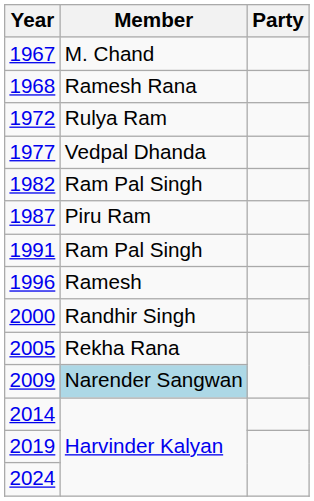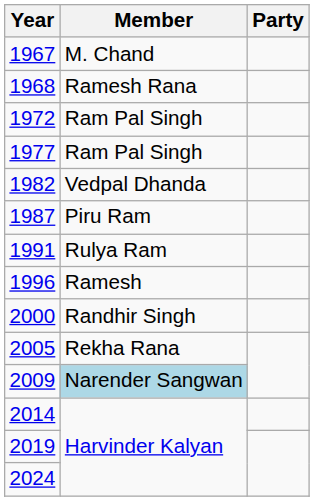(116, 119) Rulya Ram -> (134, 119) Ram Pal Singh
(135, 151) Vedpal Dhanda -> (134, 151) Ram Pal Singh
(134, 184) Ram Pal Singh -> (135, 184) Vedpal Dhanda
(134, 250) Ram Pal Singh -> (116, 250) Rulya Ram
